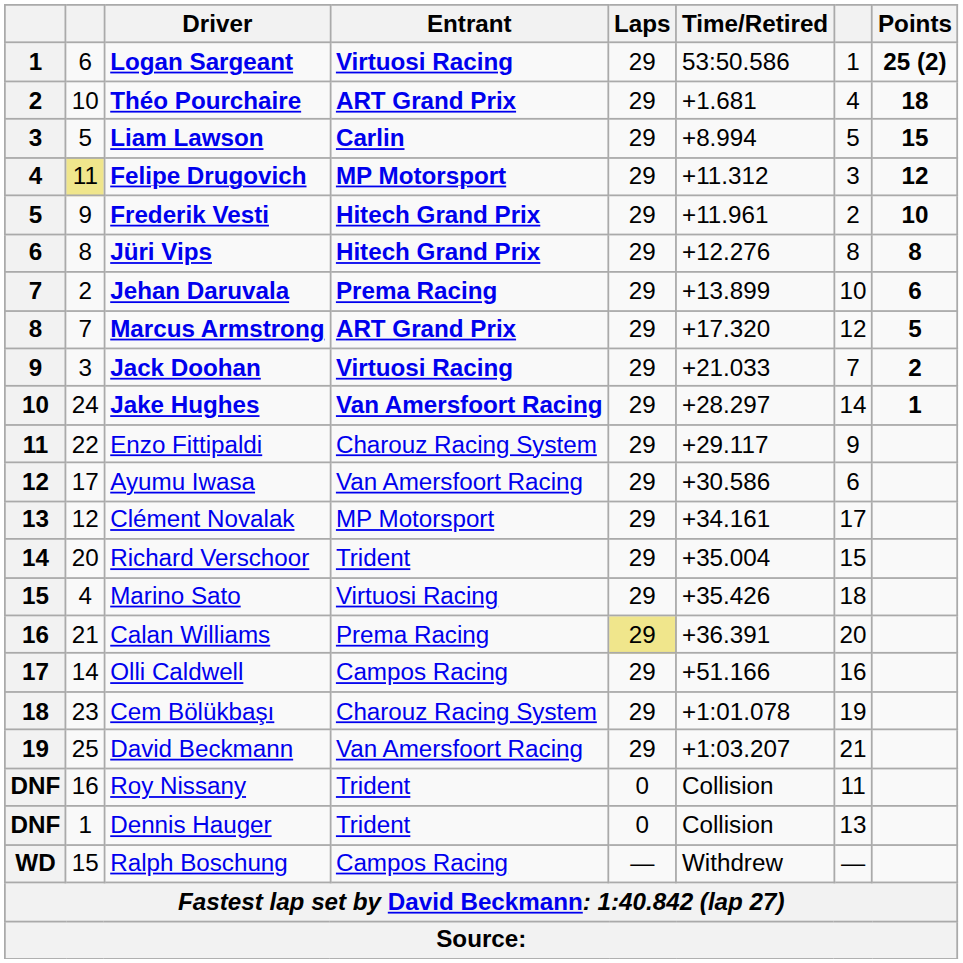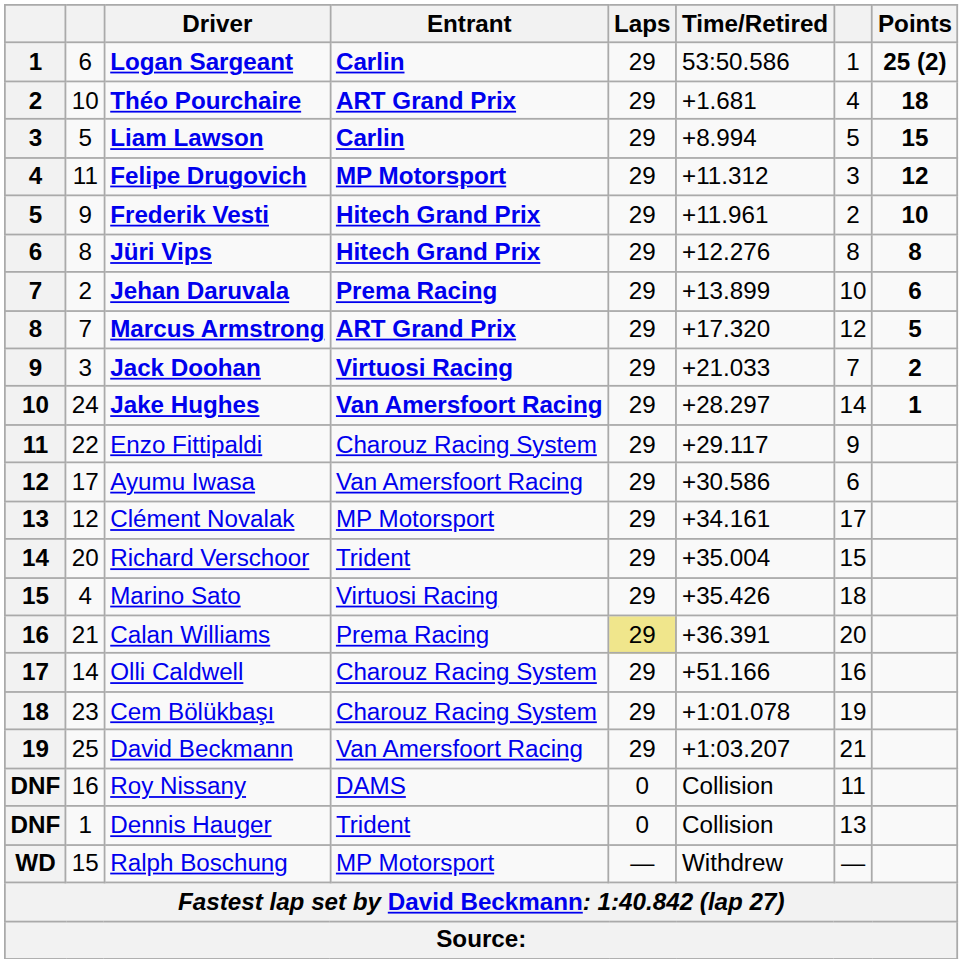(424, 62) Virtuosi Racing -> (370, 62) Carlin
(85, 176) khaki background -> (85, 176) no background
(422, 672) Campos Racing -> (466, 672) Charouz Racing System
(373, 787) Trident -> (371, 787) DAMS
(422, 863) Campos Racing -> (415, 863) MP Motorsport
